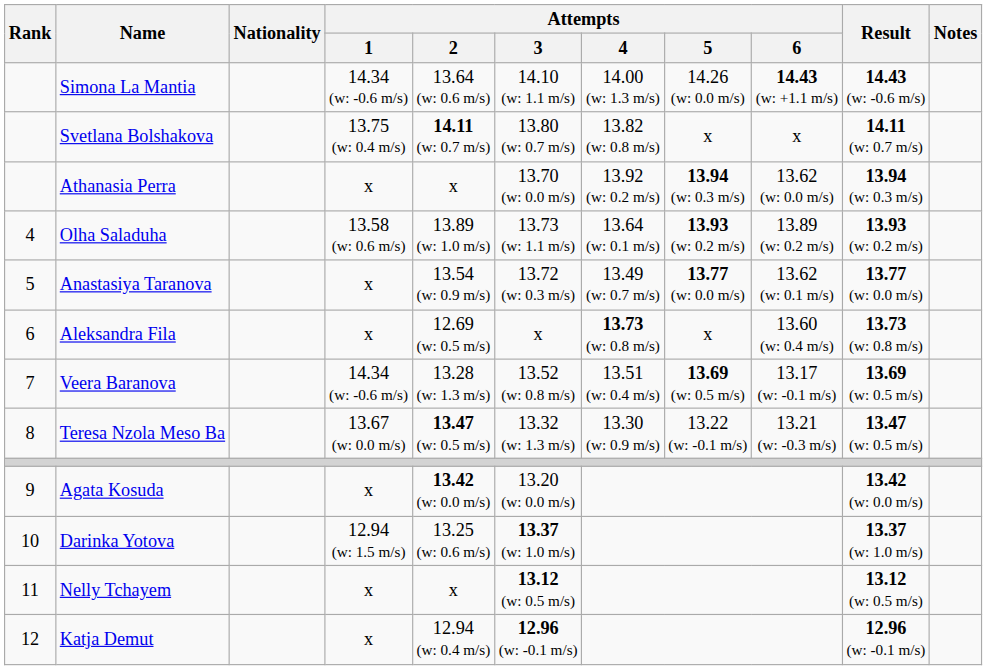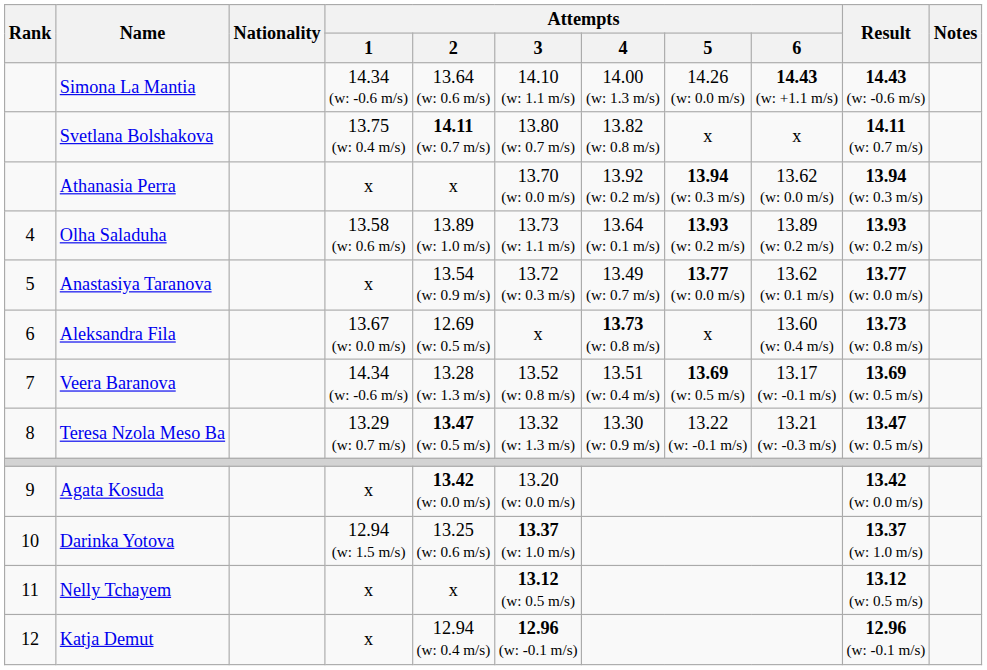(369, 334) x -> (369, 334) 13.67 (w: 0.0 m/s)
(369, 433) 13.67 (w: 0.0 m/s) -> (369, 433) 13.29 (w: 0.7 m/s)
